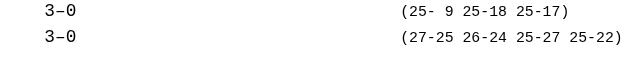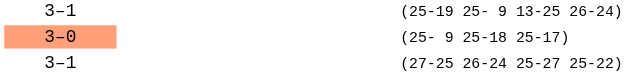+ row: (511, 12)
(60, 11) no background -> (60, 37) lightsalmon background
(60, 37) 3–0 -> (60, 63) 3–1
